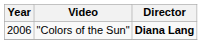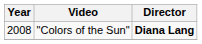(19, 30) 2006 -> (19, 30) 2008
